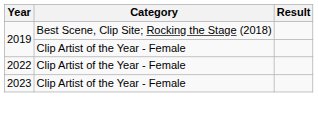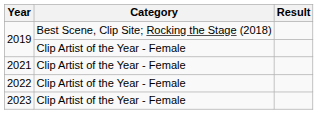+ row: (19, 65)
